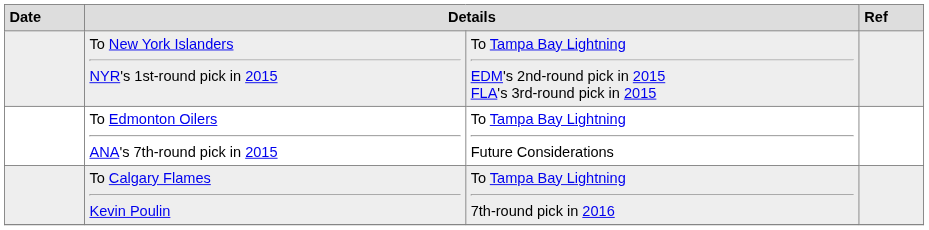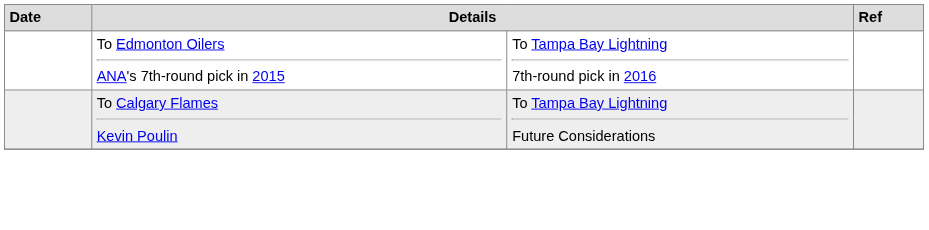- row: (275, 60)
(662, 135) To Tampa Bay Lightning Future Considerations -> (680, 60) To Tampa Bay Lightning 7th-round pick in 2016
(662, 195) To Tampa Bay Lightning 7th-round pick in 2016 -> (680, 119) To Tampa Bay Lightning Future Considerations
